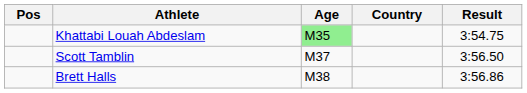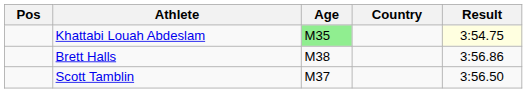(482, 35) no background -> (482, 35) lightyellow background
rows swapped: (95, 56) <-> (86, 77)
